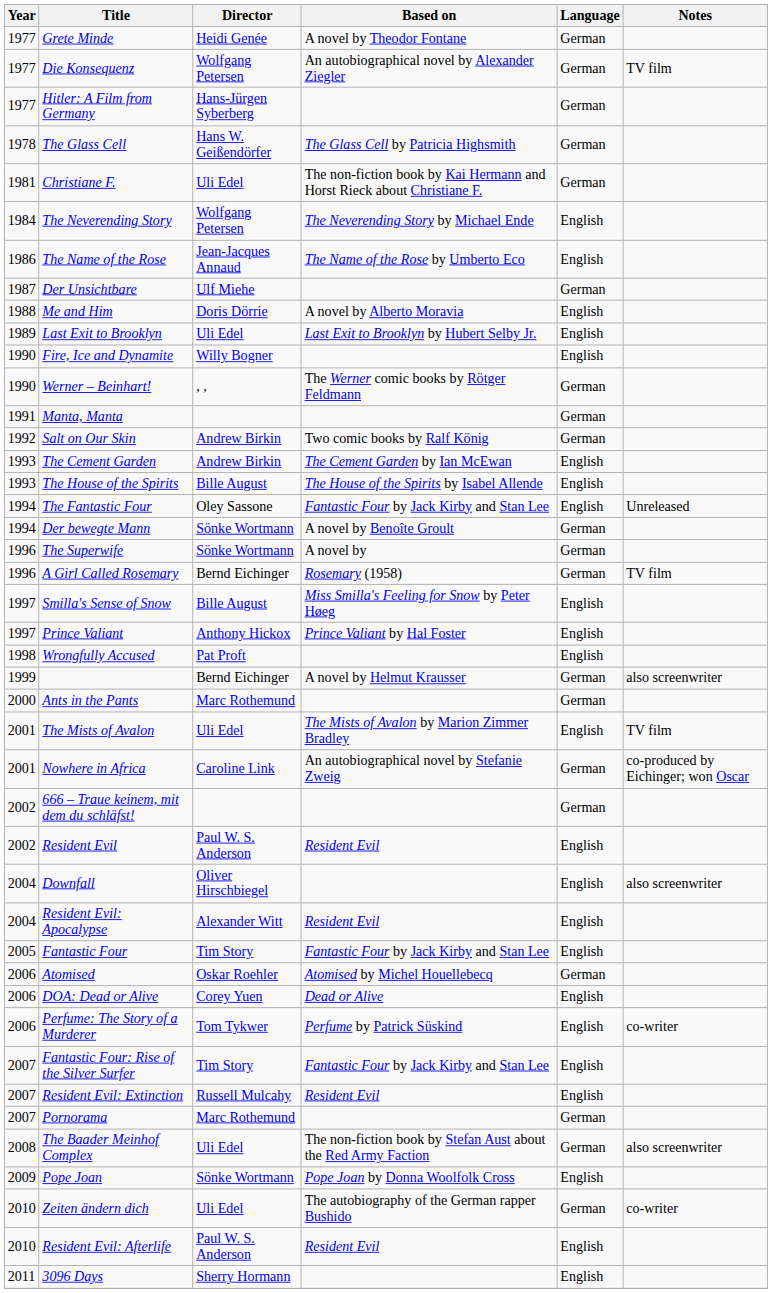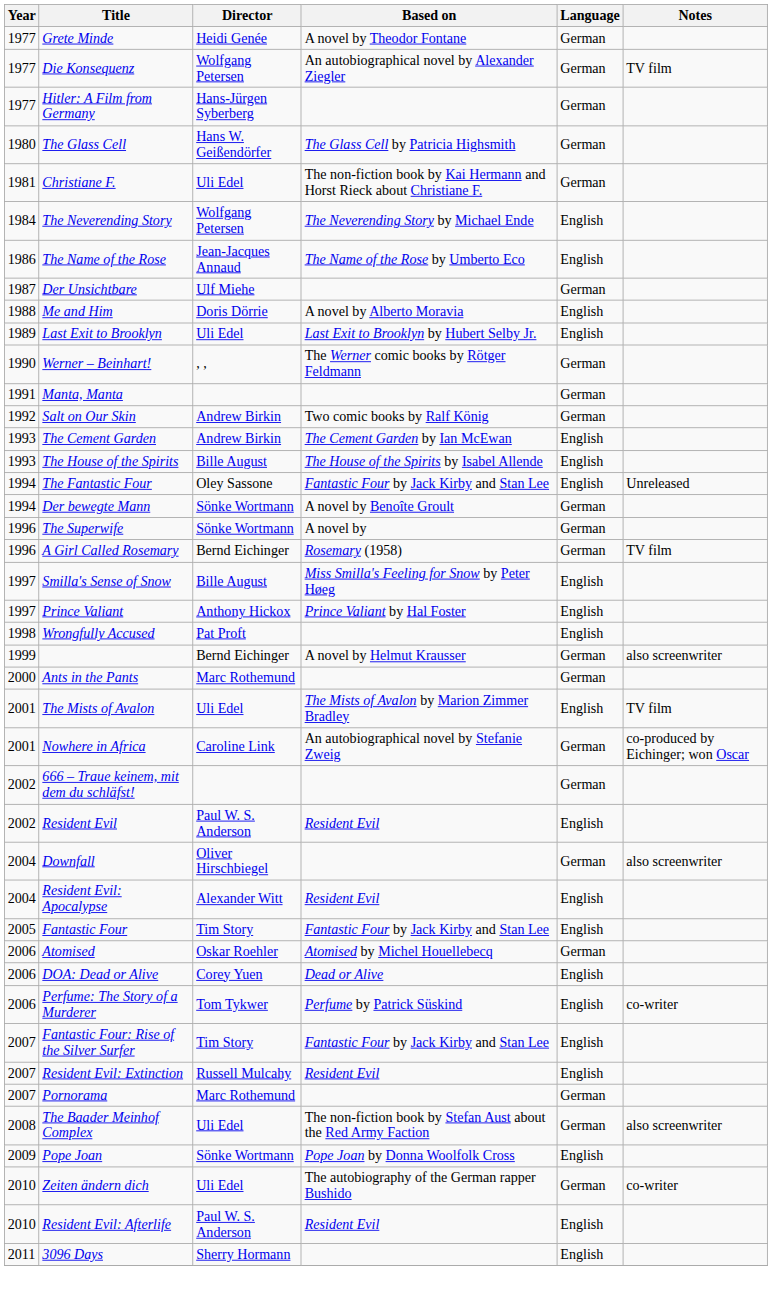(22, 144) 1978 -> (22, 144) 1980
- row: (108, 356)
(582, 883) English -> (583, 861) German
